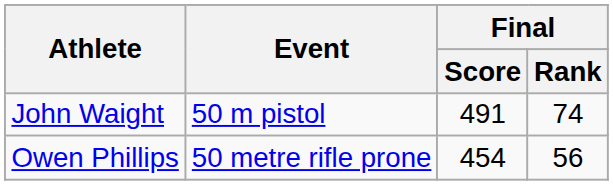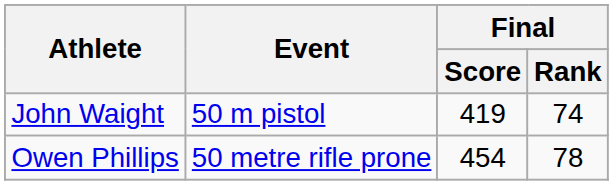(483, 115) 491 -> (483, 115) 419
(568, 158) 56 -> (568, 158) 78
